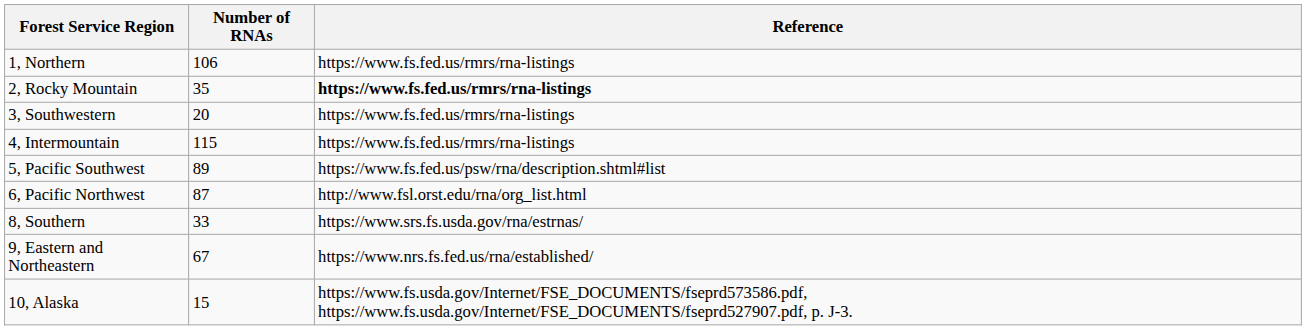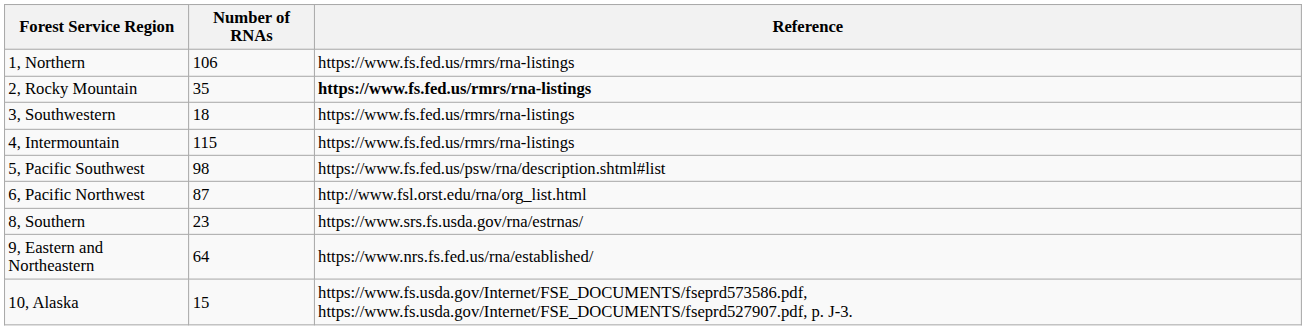(201, 115) 20 -> (201, 115) 18
(201, 168) 89 -> (201, 168) 98
(201, 221) 33 -> (201, 221) 23
(201, 256) 67 -> (201, 256) 64
